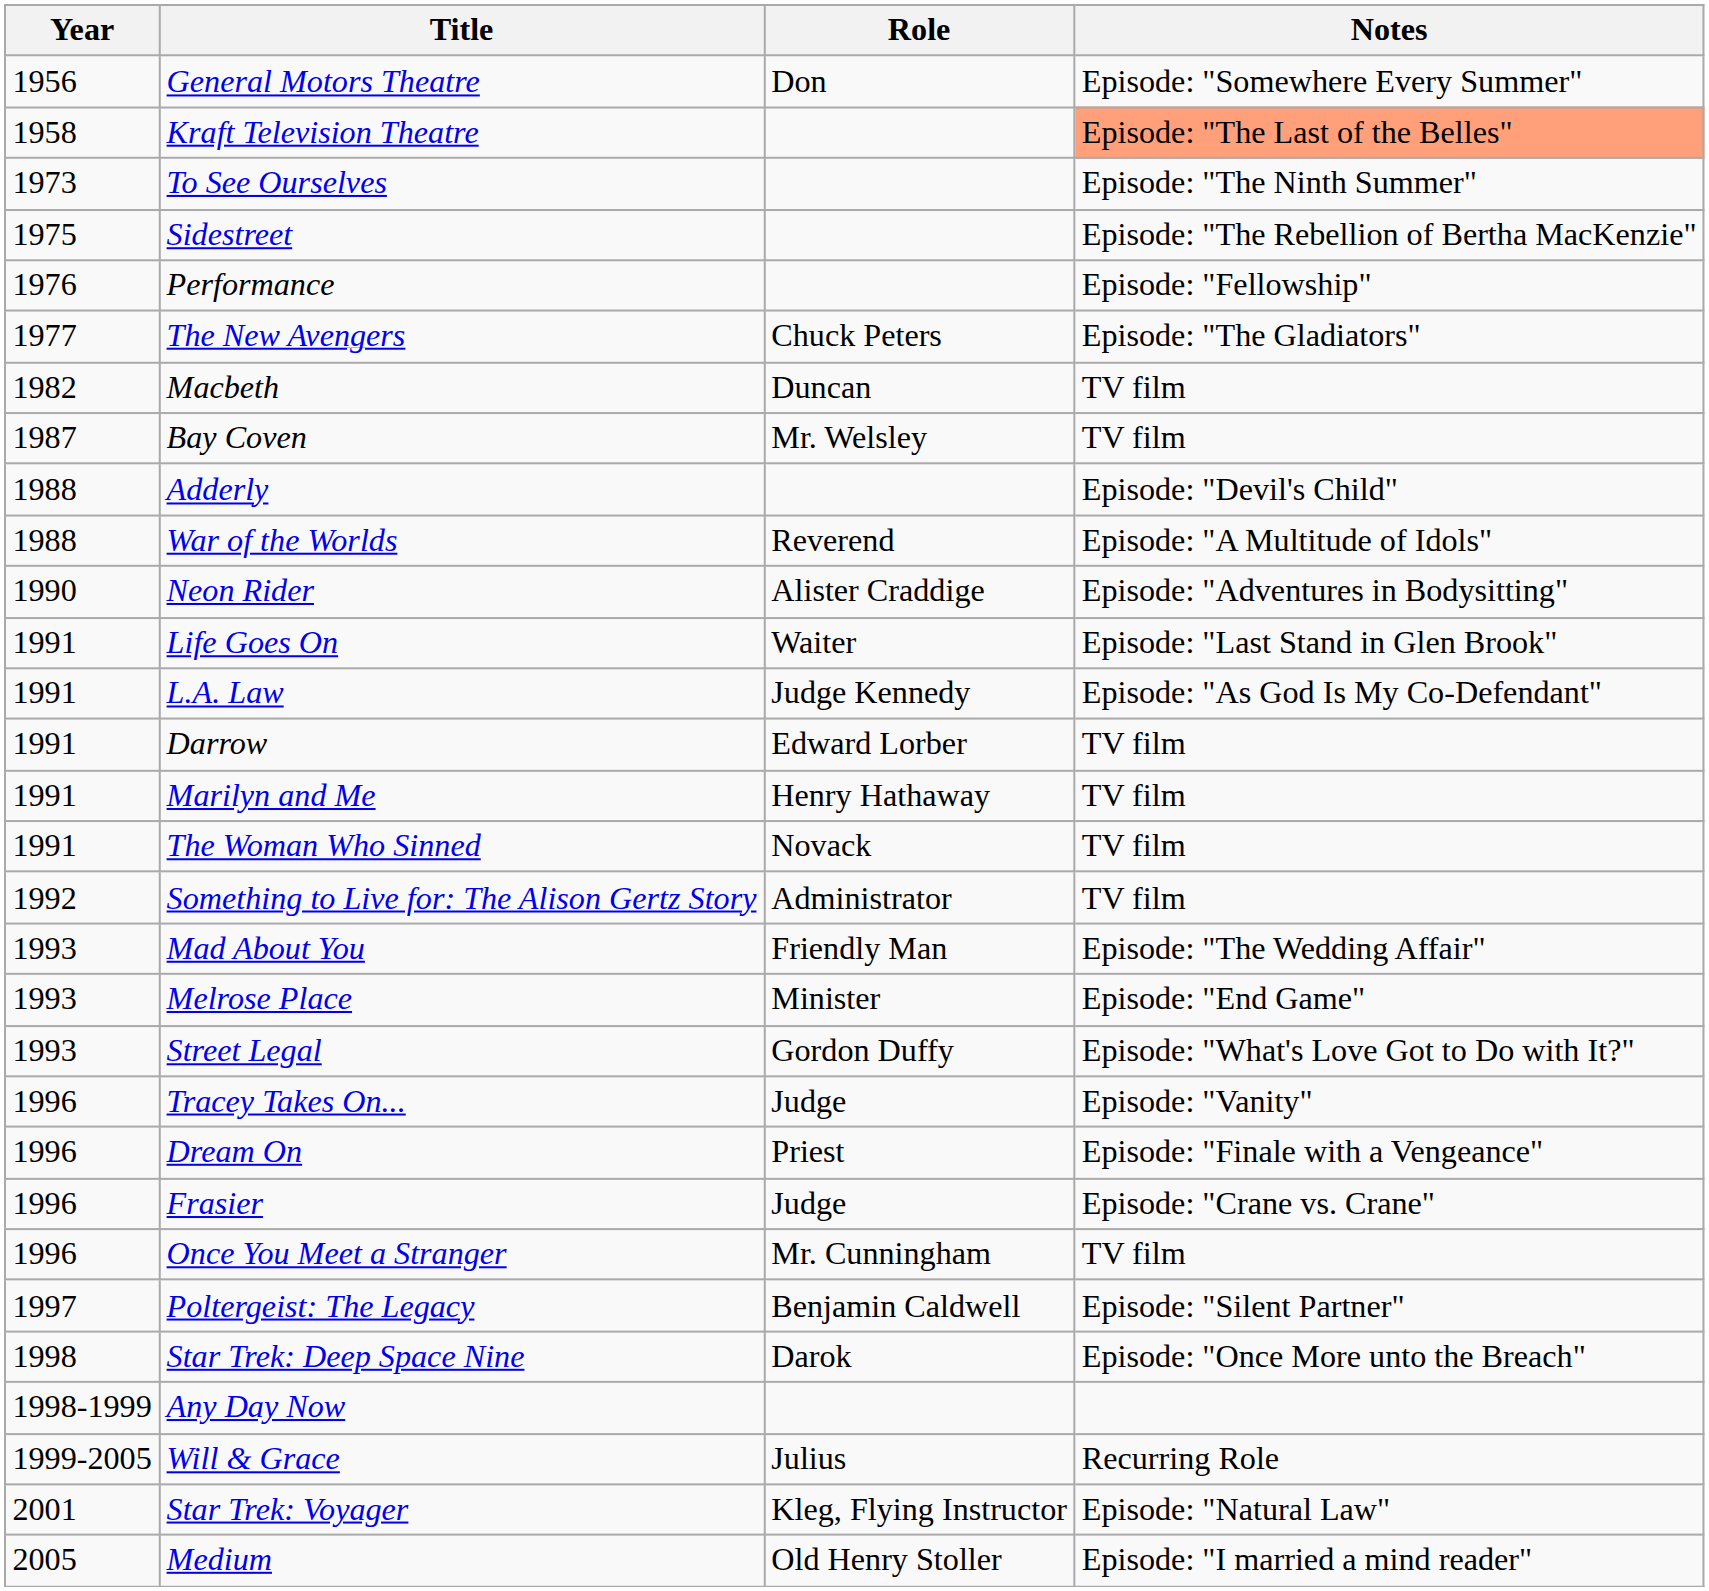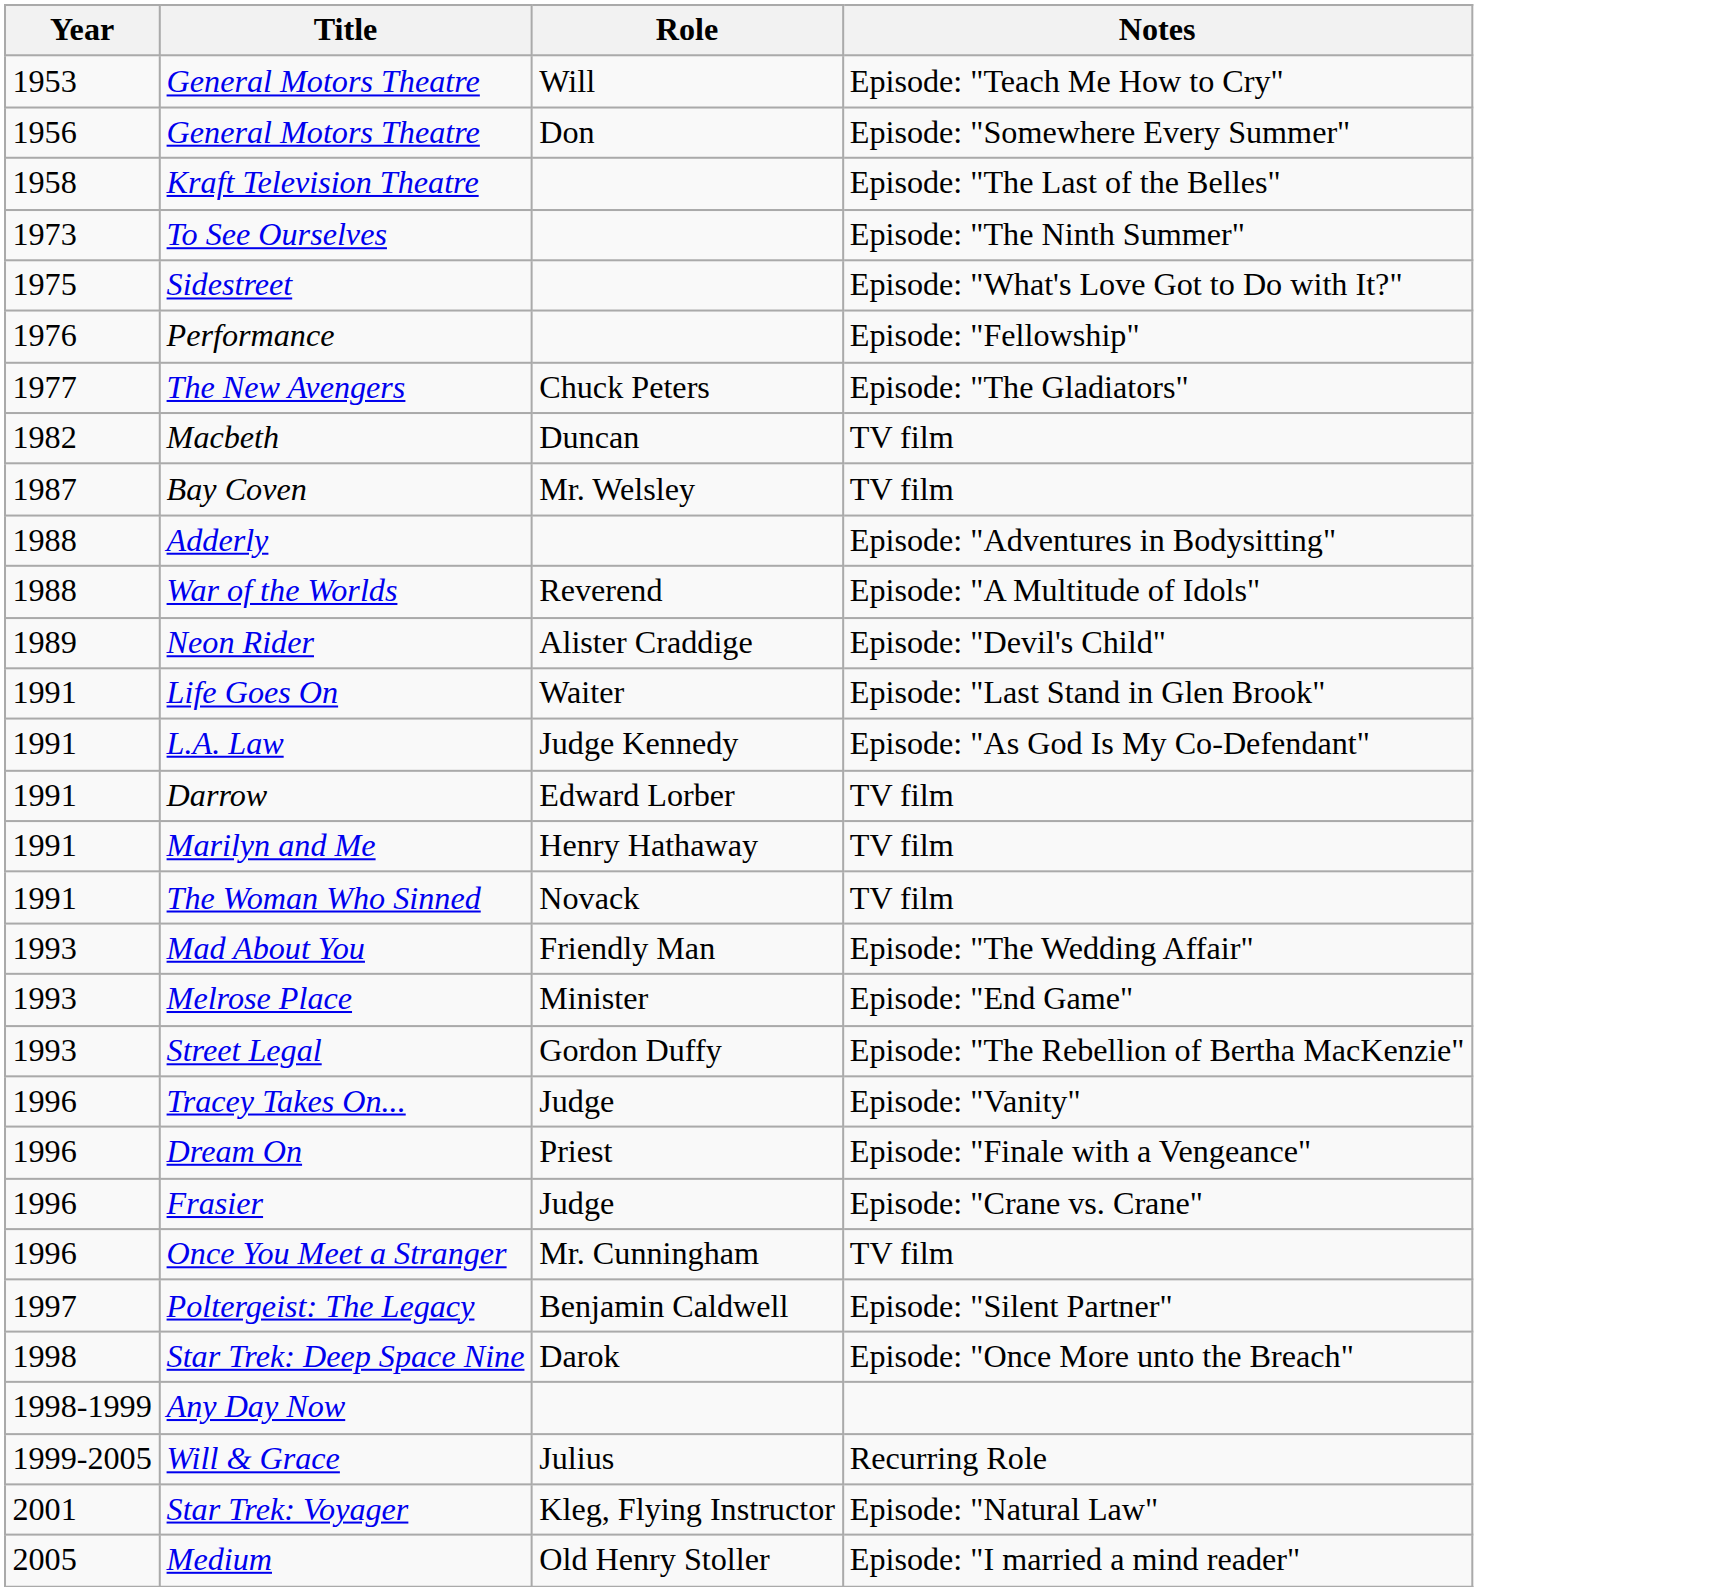+ row: (323, 81)
(1297, 132) lightsalmon background -> (1065, 183) no background
(1389, 234) Episode: "The Rebellion of Bertha MacKenzie" -> (1126, 285) Episode: "What's Love Got to Do with It?"
(1240, 489) Episode: "Devil's Child" -> (1093, 540) Episode: "Adventures in Bodysitting"
(45, 591) 1990 -> (45, 642) 1989
(1325, 591) Episode: "Adventures in Bodysitting" -> (1008, 642) Episode: "Devil's Child"
- row: (462, 897)
(1358, 1050) Episode: "What's Love Got to Do with It?" -> (1157, 1050) Episode: "The Rebellion of Bertha MacKenzie"
